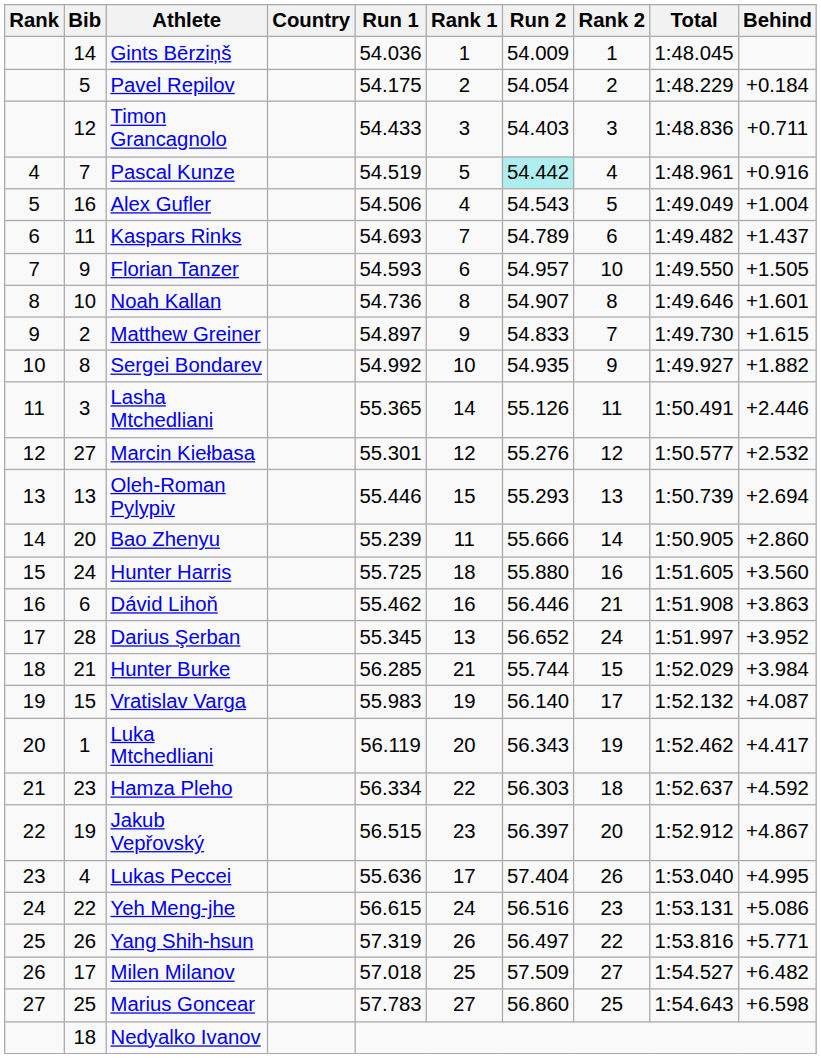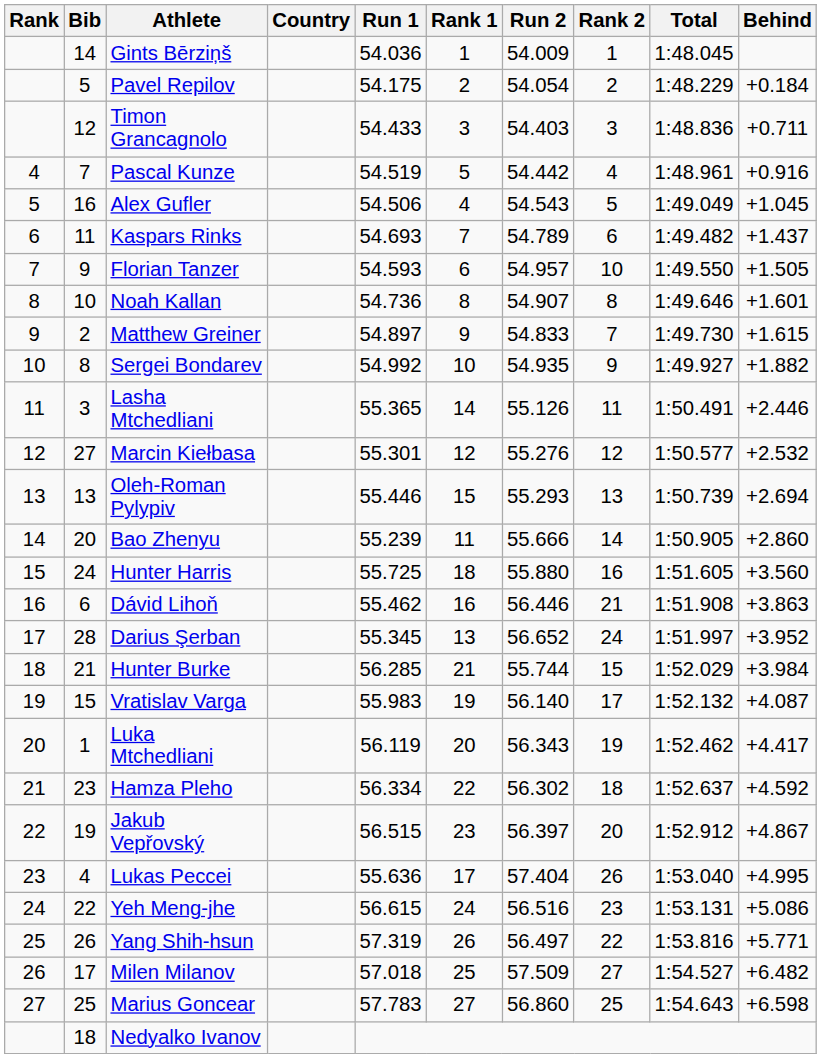(538, 172) paleturquoise background -> (538, 172) no background
(777, 204) +1.004 -> (777, 204) +1.045
(538, 788) 56.303 -> (538, 788) 56.302
